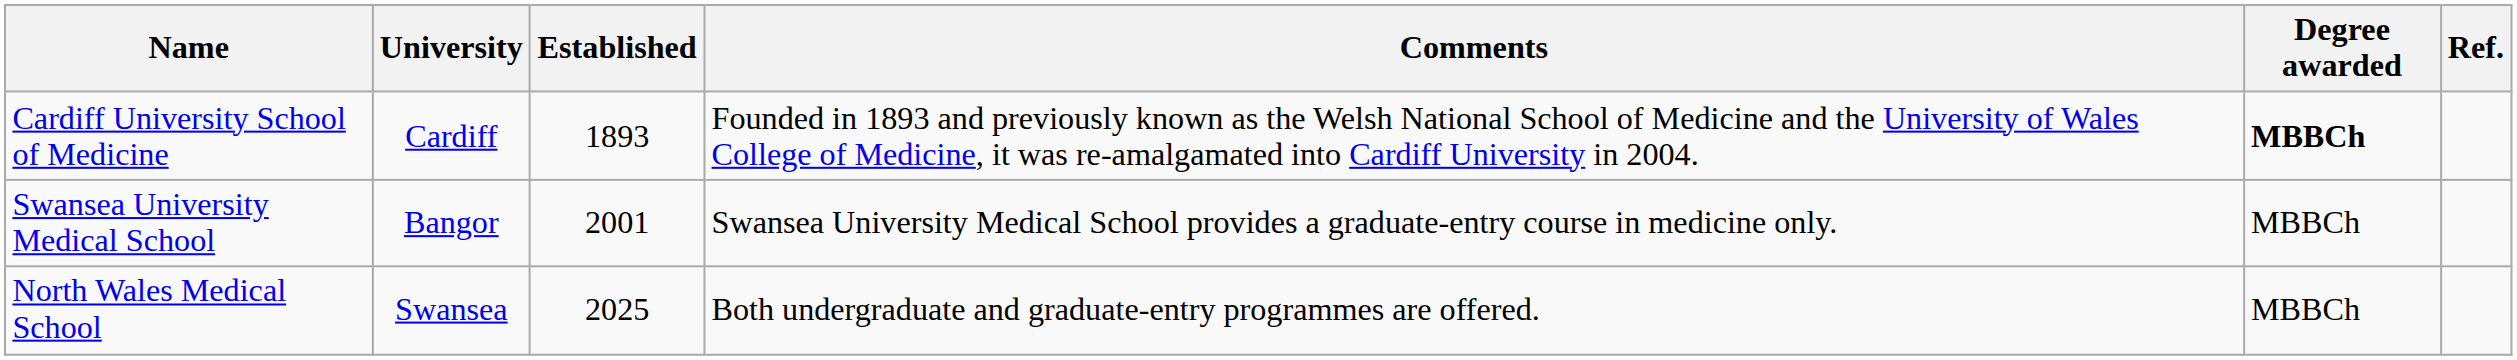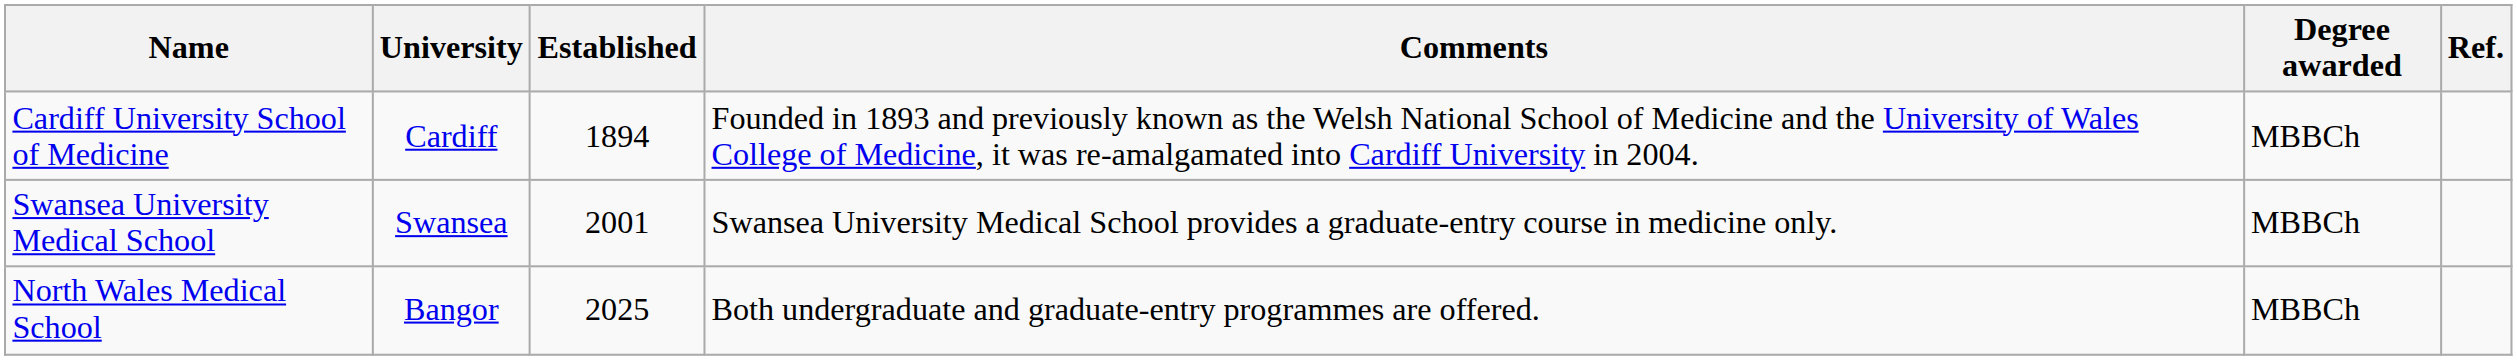(617, 135) 1893 -> (617, 135) 1894
(2308, 135) bold -> (2306, 135) normal
(451, 222) Bangor -> (451, 222) Swansea
(451, 309) Swansea -> (451, 309) Bangor
